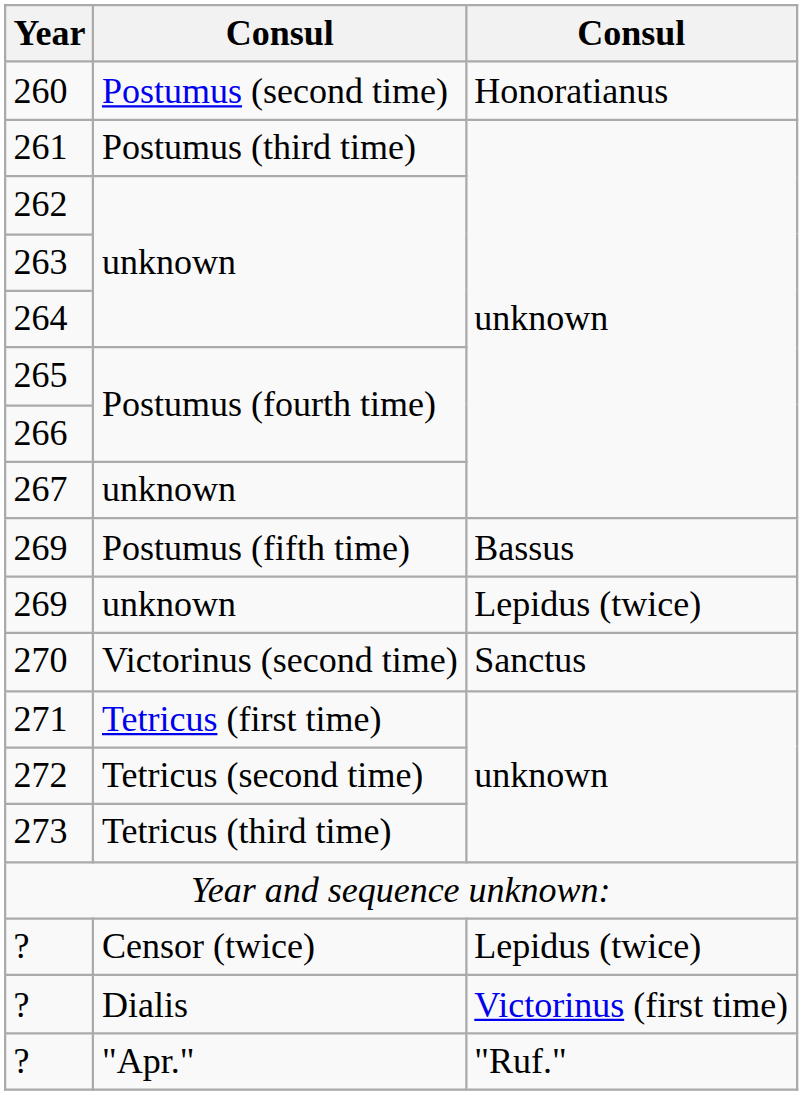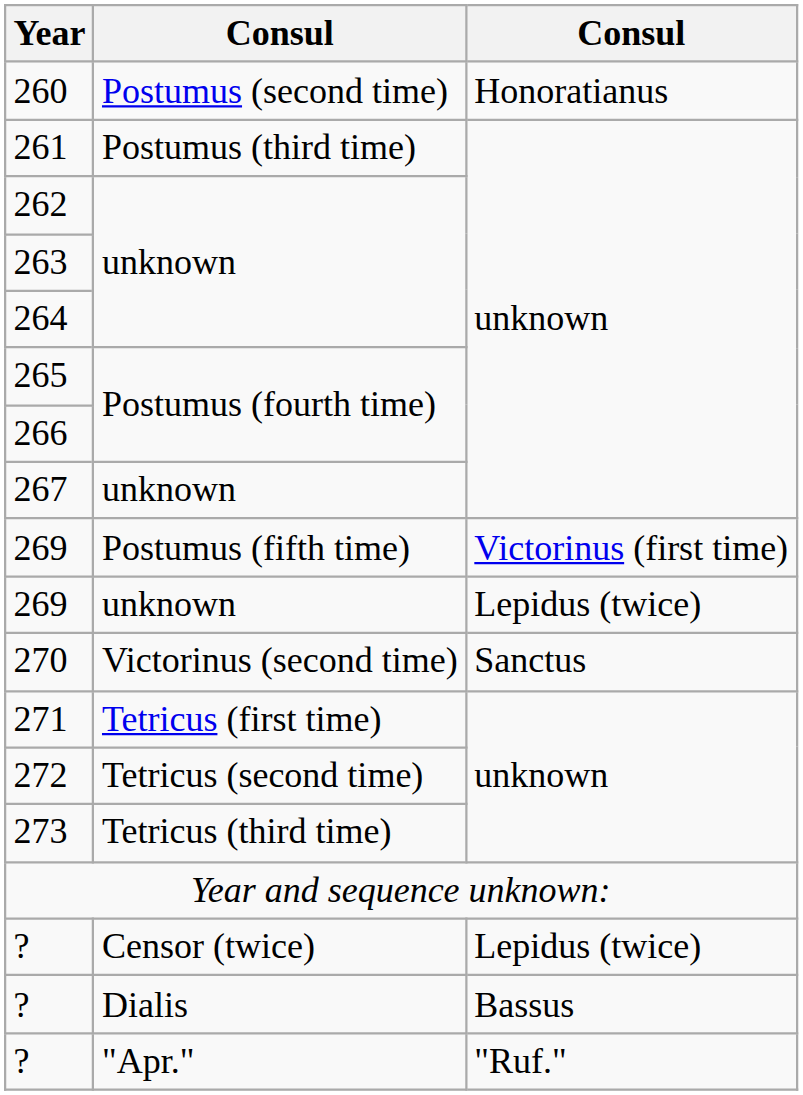(524, 546) Bassus -> (631, 546) Victorinus (first time)
(631, 1003) Victorinus (first time) -> (524, 1003) Bassus
